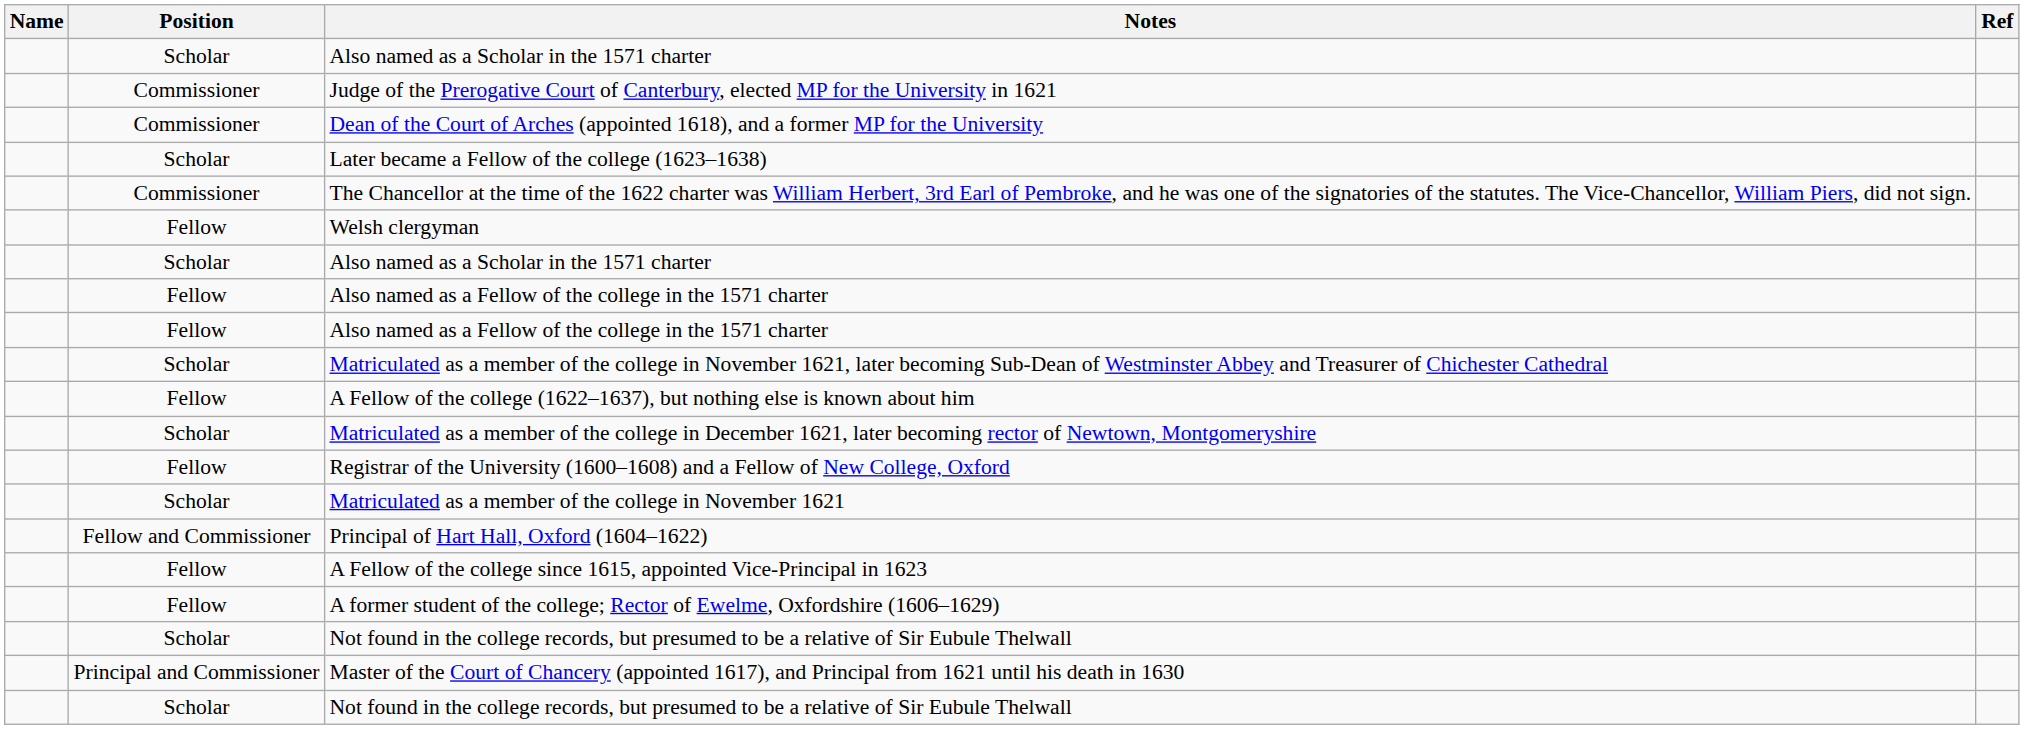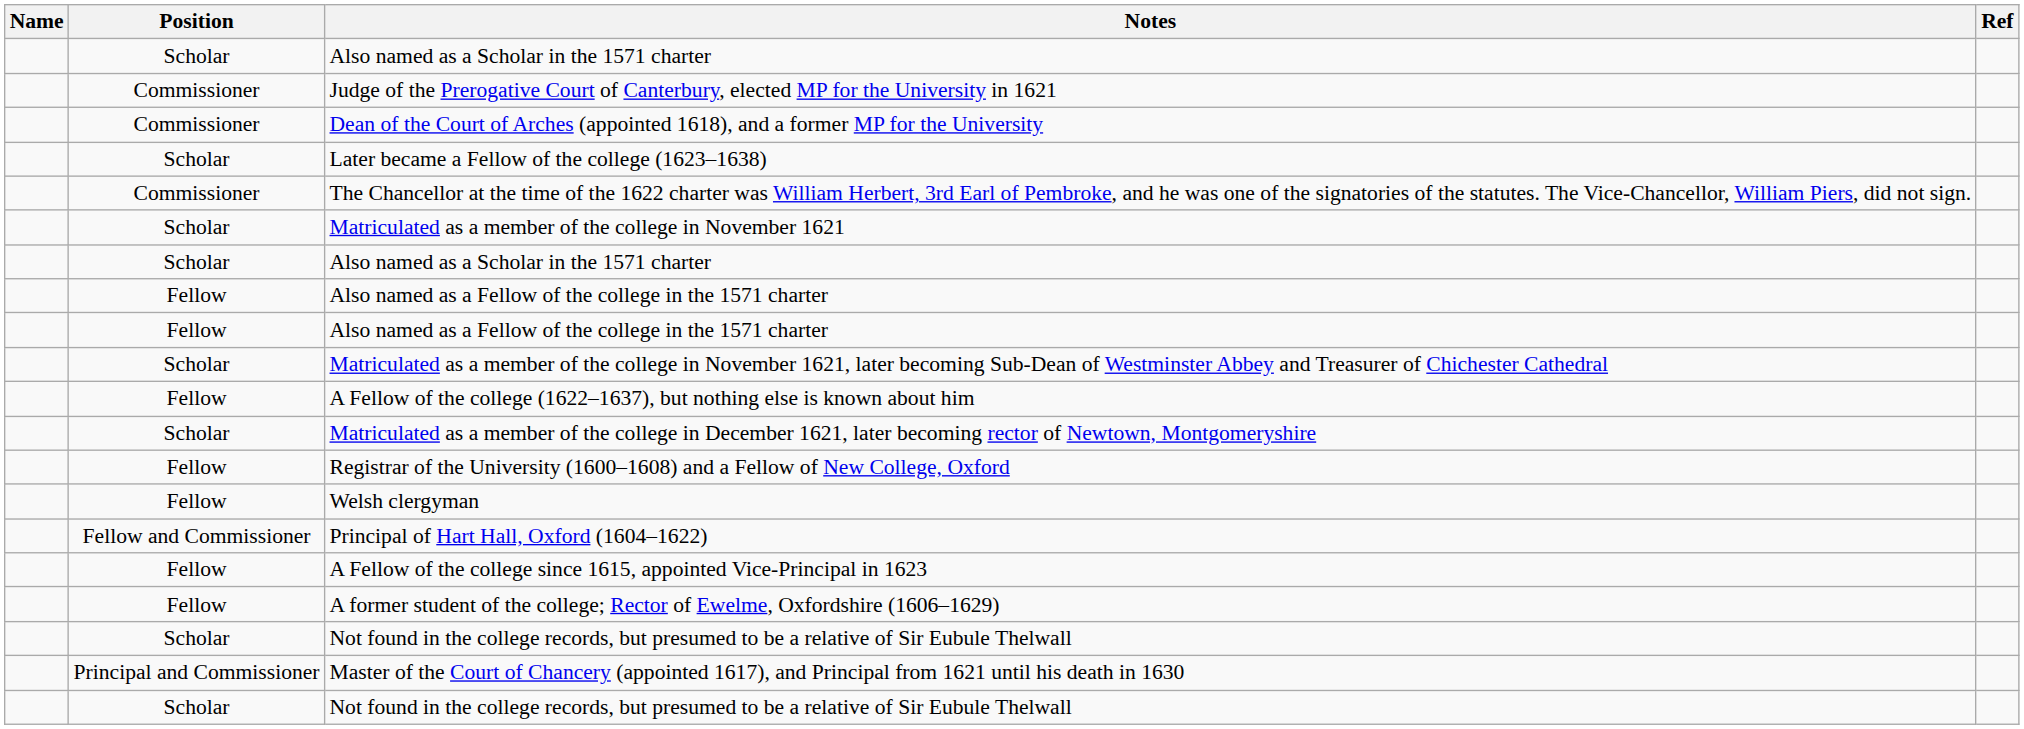rows swapped: (197, 227) <-> (197, 501)
